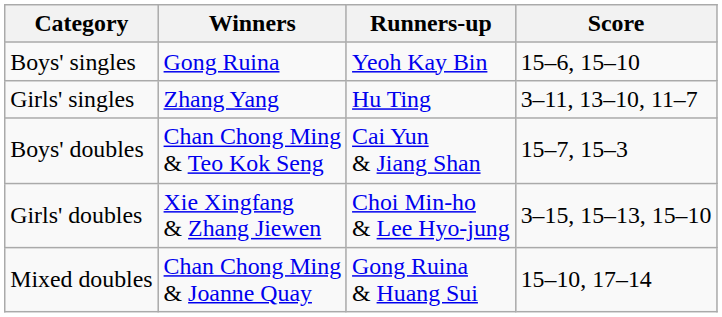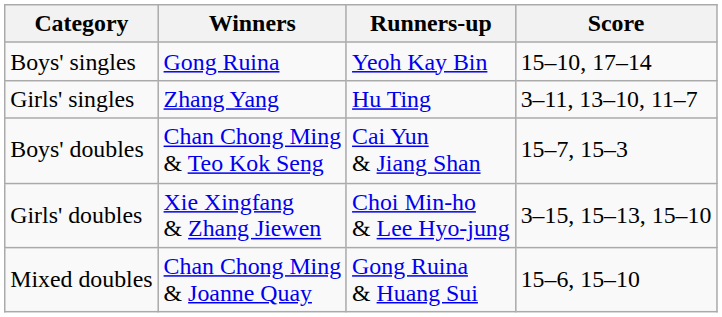(580, 61) 15–6, 15–10 -> (586, 61) 15–10, 17–14
(586, 279) 15–10, 17–14 -> (580, 279) 15–6, 15–10
